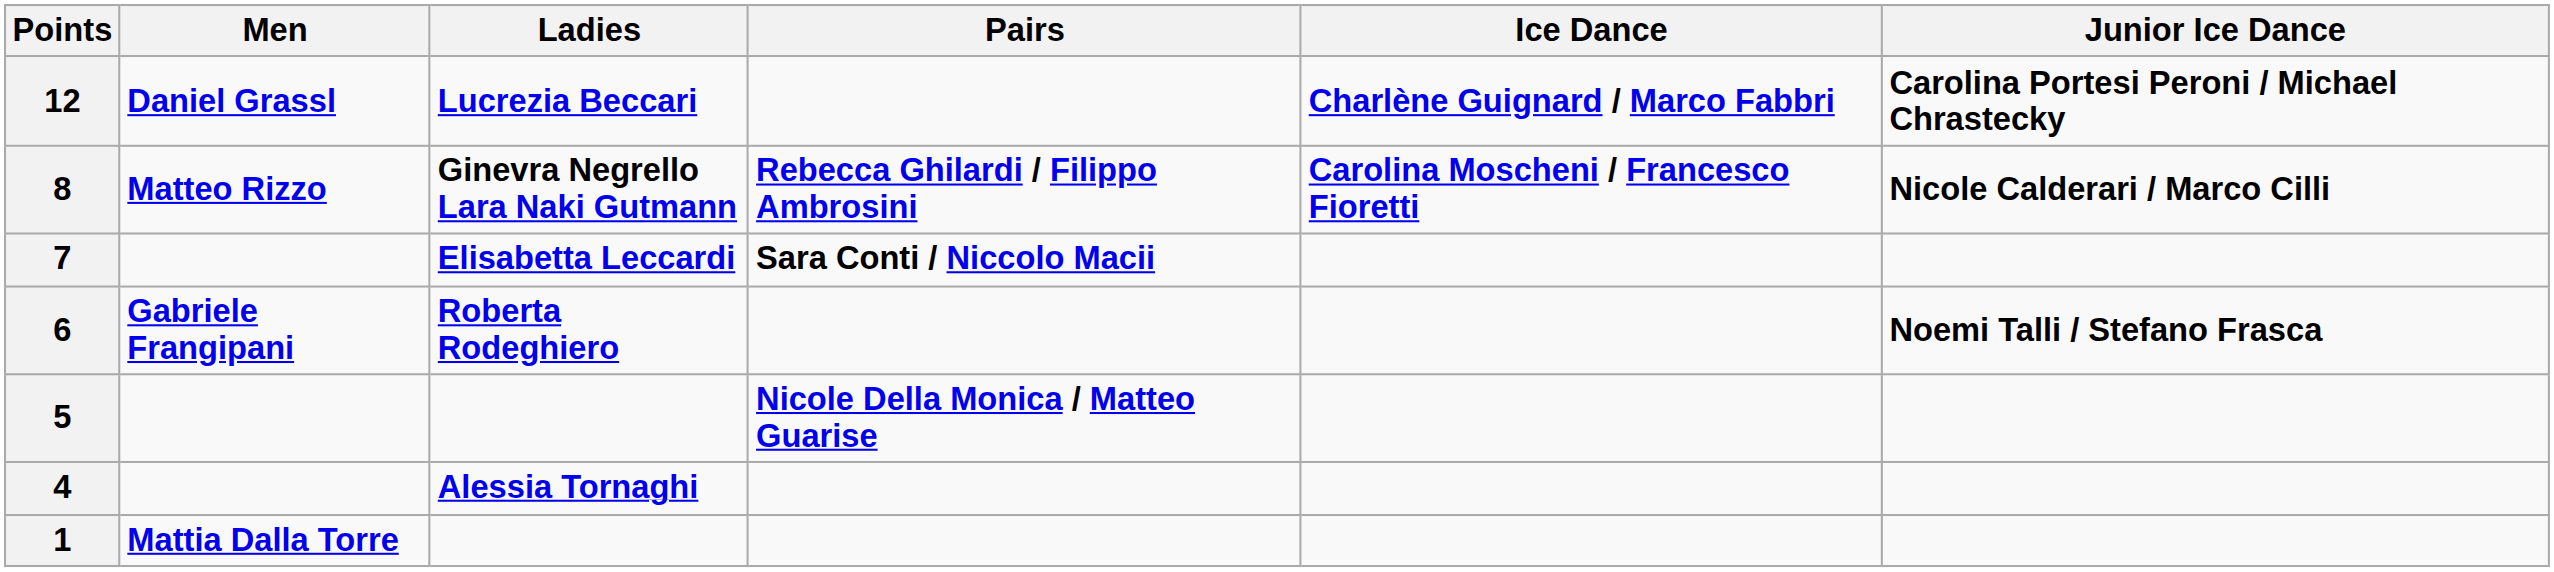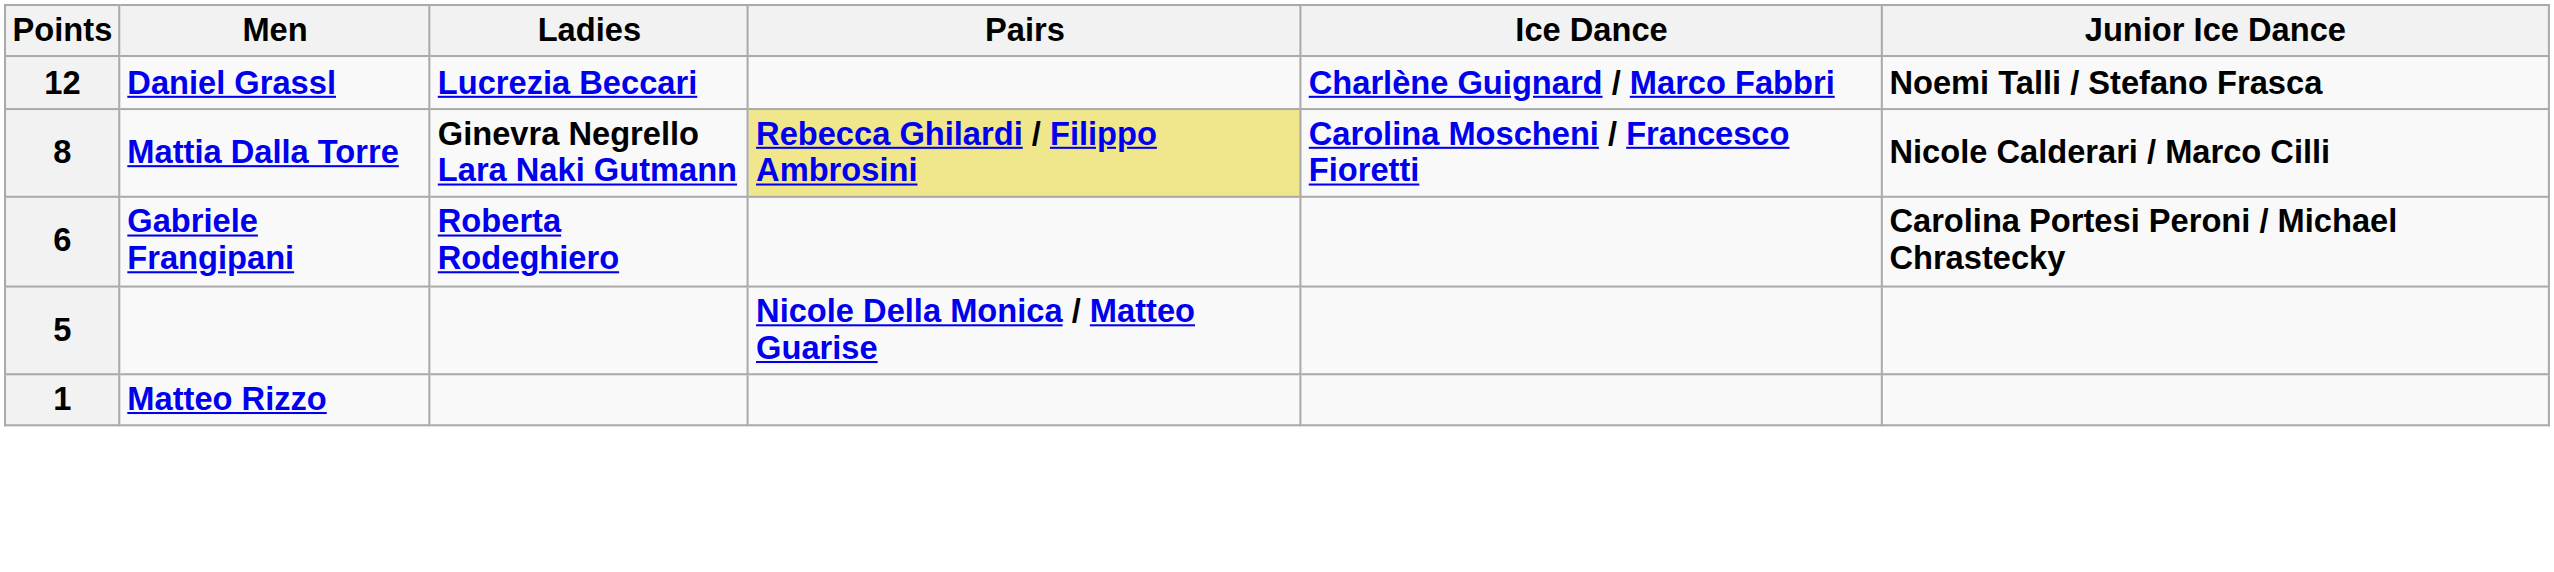(2143, 100) Carolina Portesi Peroni / Michael Chrastecky -> (2106, 82) Noemi Talli / Stefano Frasca
(227, 188) Matteo Rizzo -> (263, 152) Mattia Dalla Torre
(956, 188) no background -> (956, 152) khaki background
- row: (62, 259)
(2106, 329) Noemi Talli / Stefano Frasca -> (2143, 240) Carolina Portesi Peroni / Michael Chrastecky
- row: (62, 487)
(263, 539) Mattia Dalla Torre -> (227, 399) Matteo Rizzo
